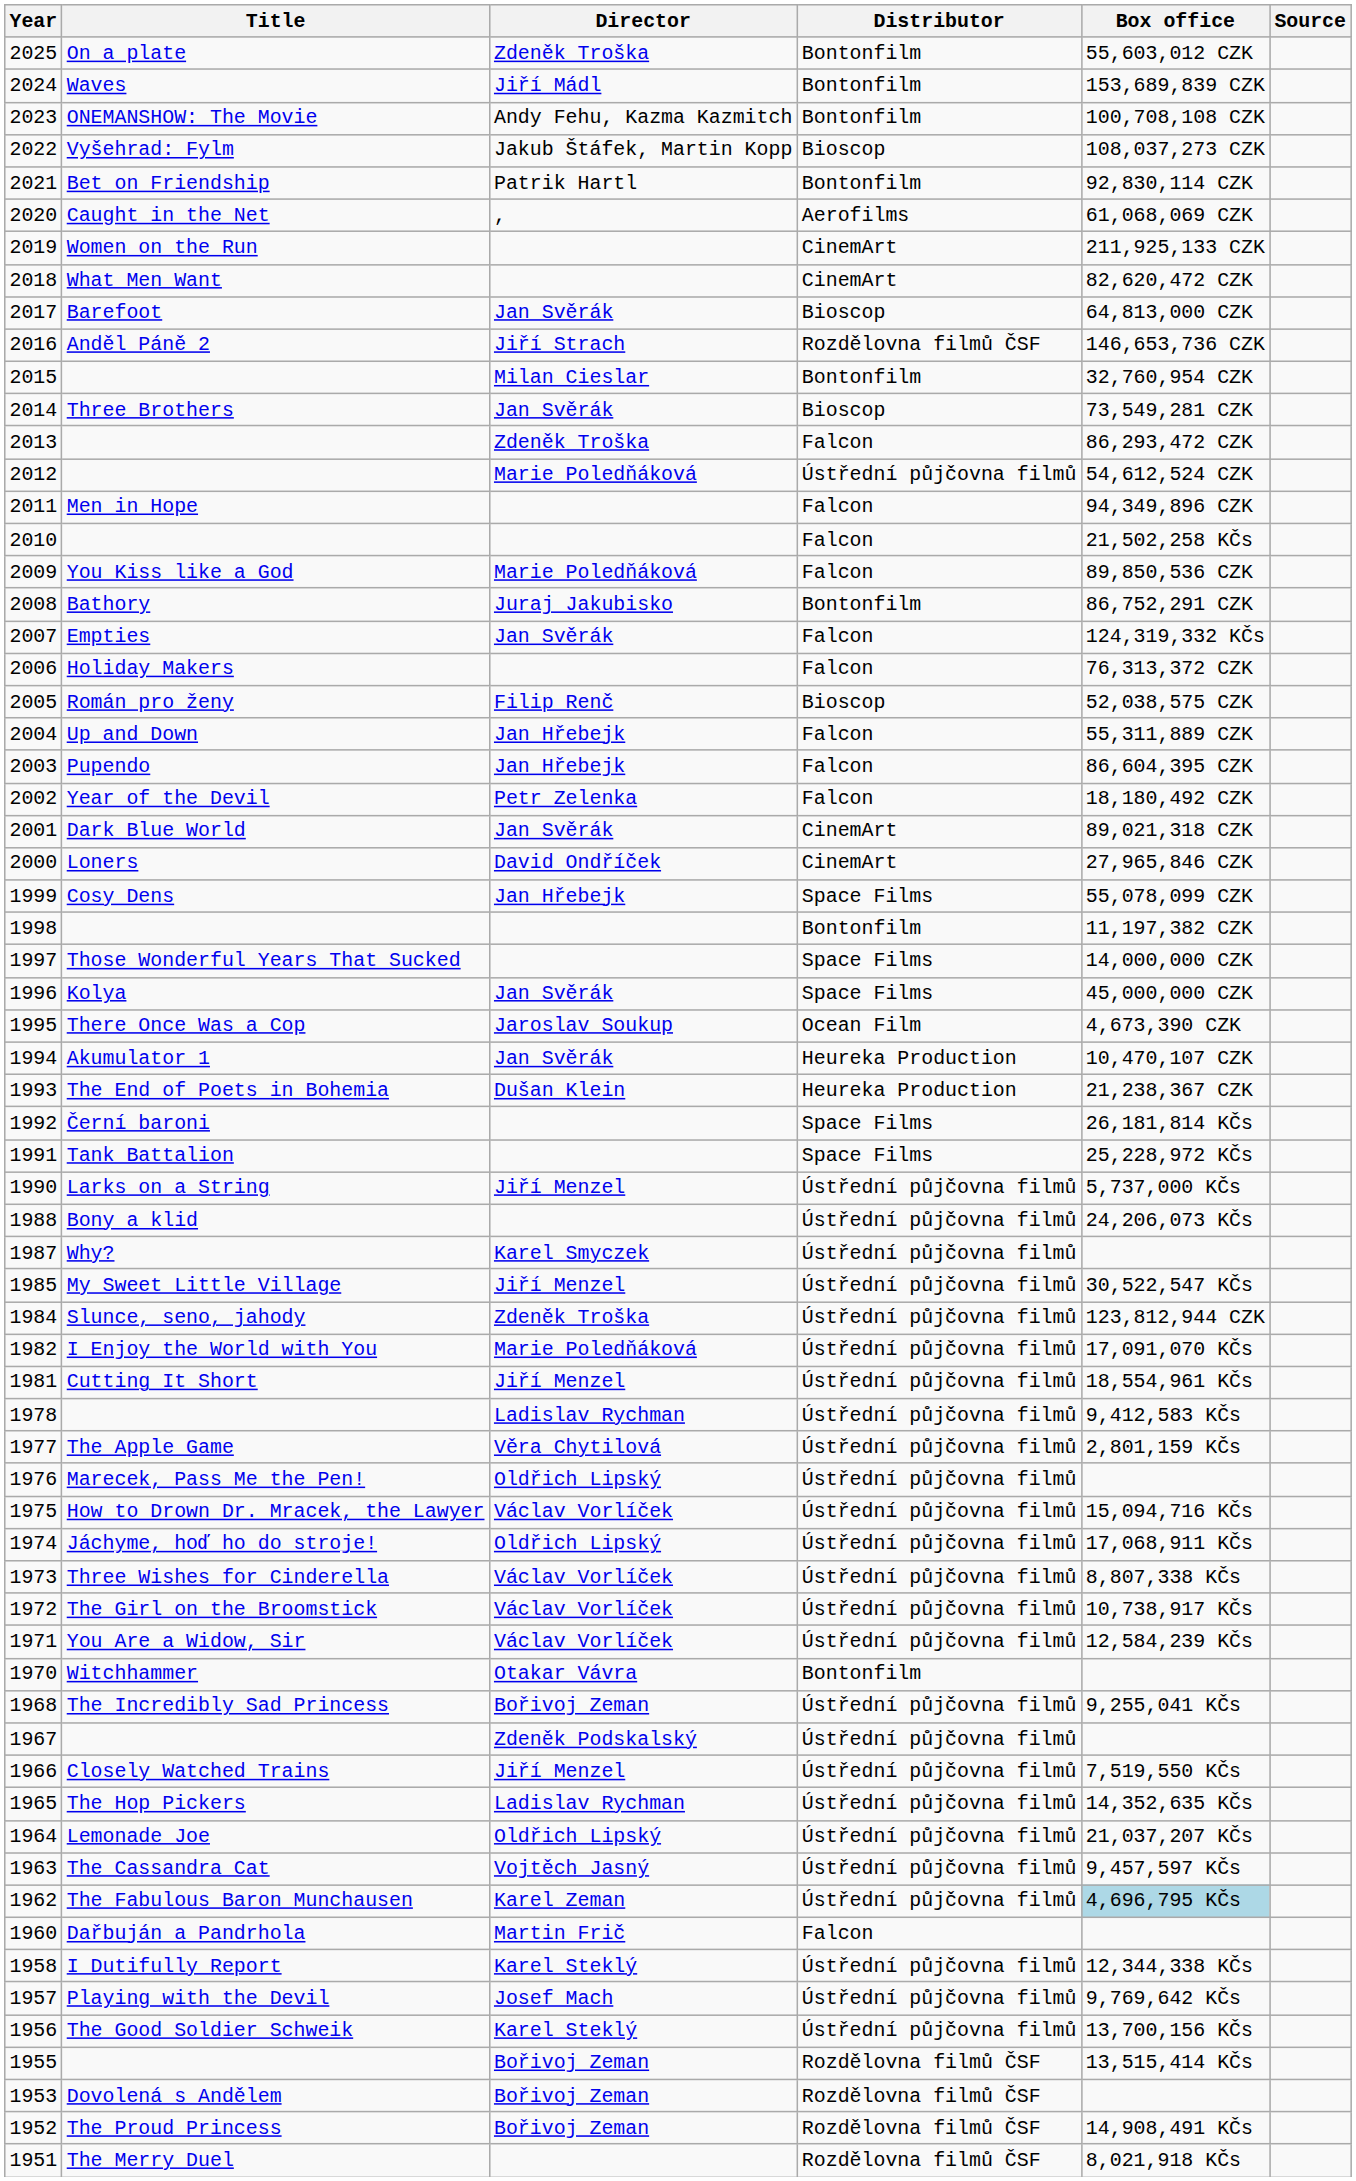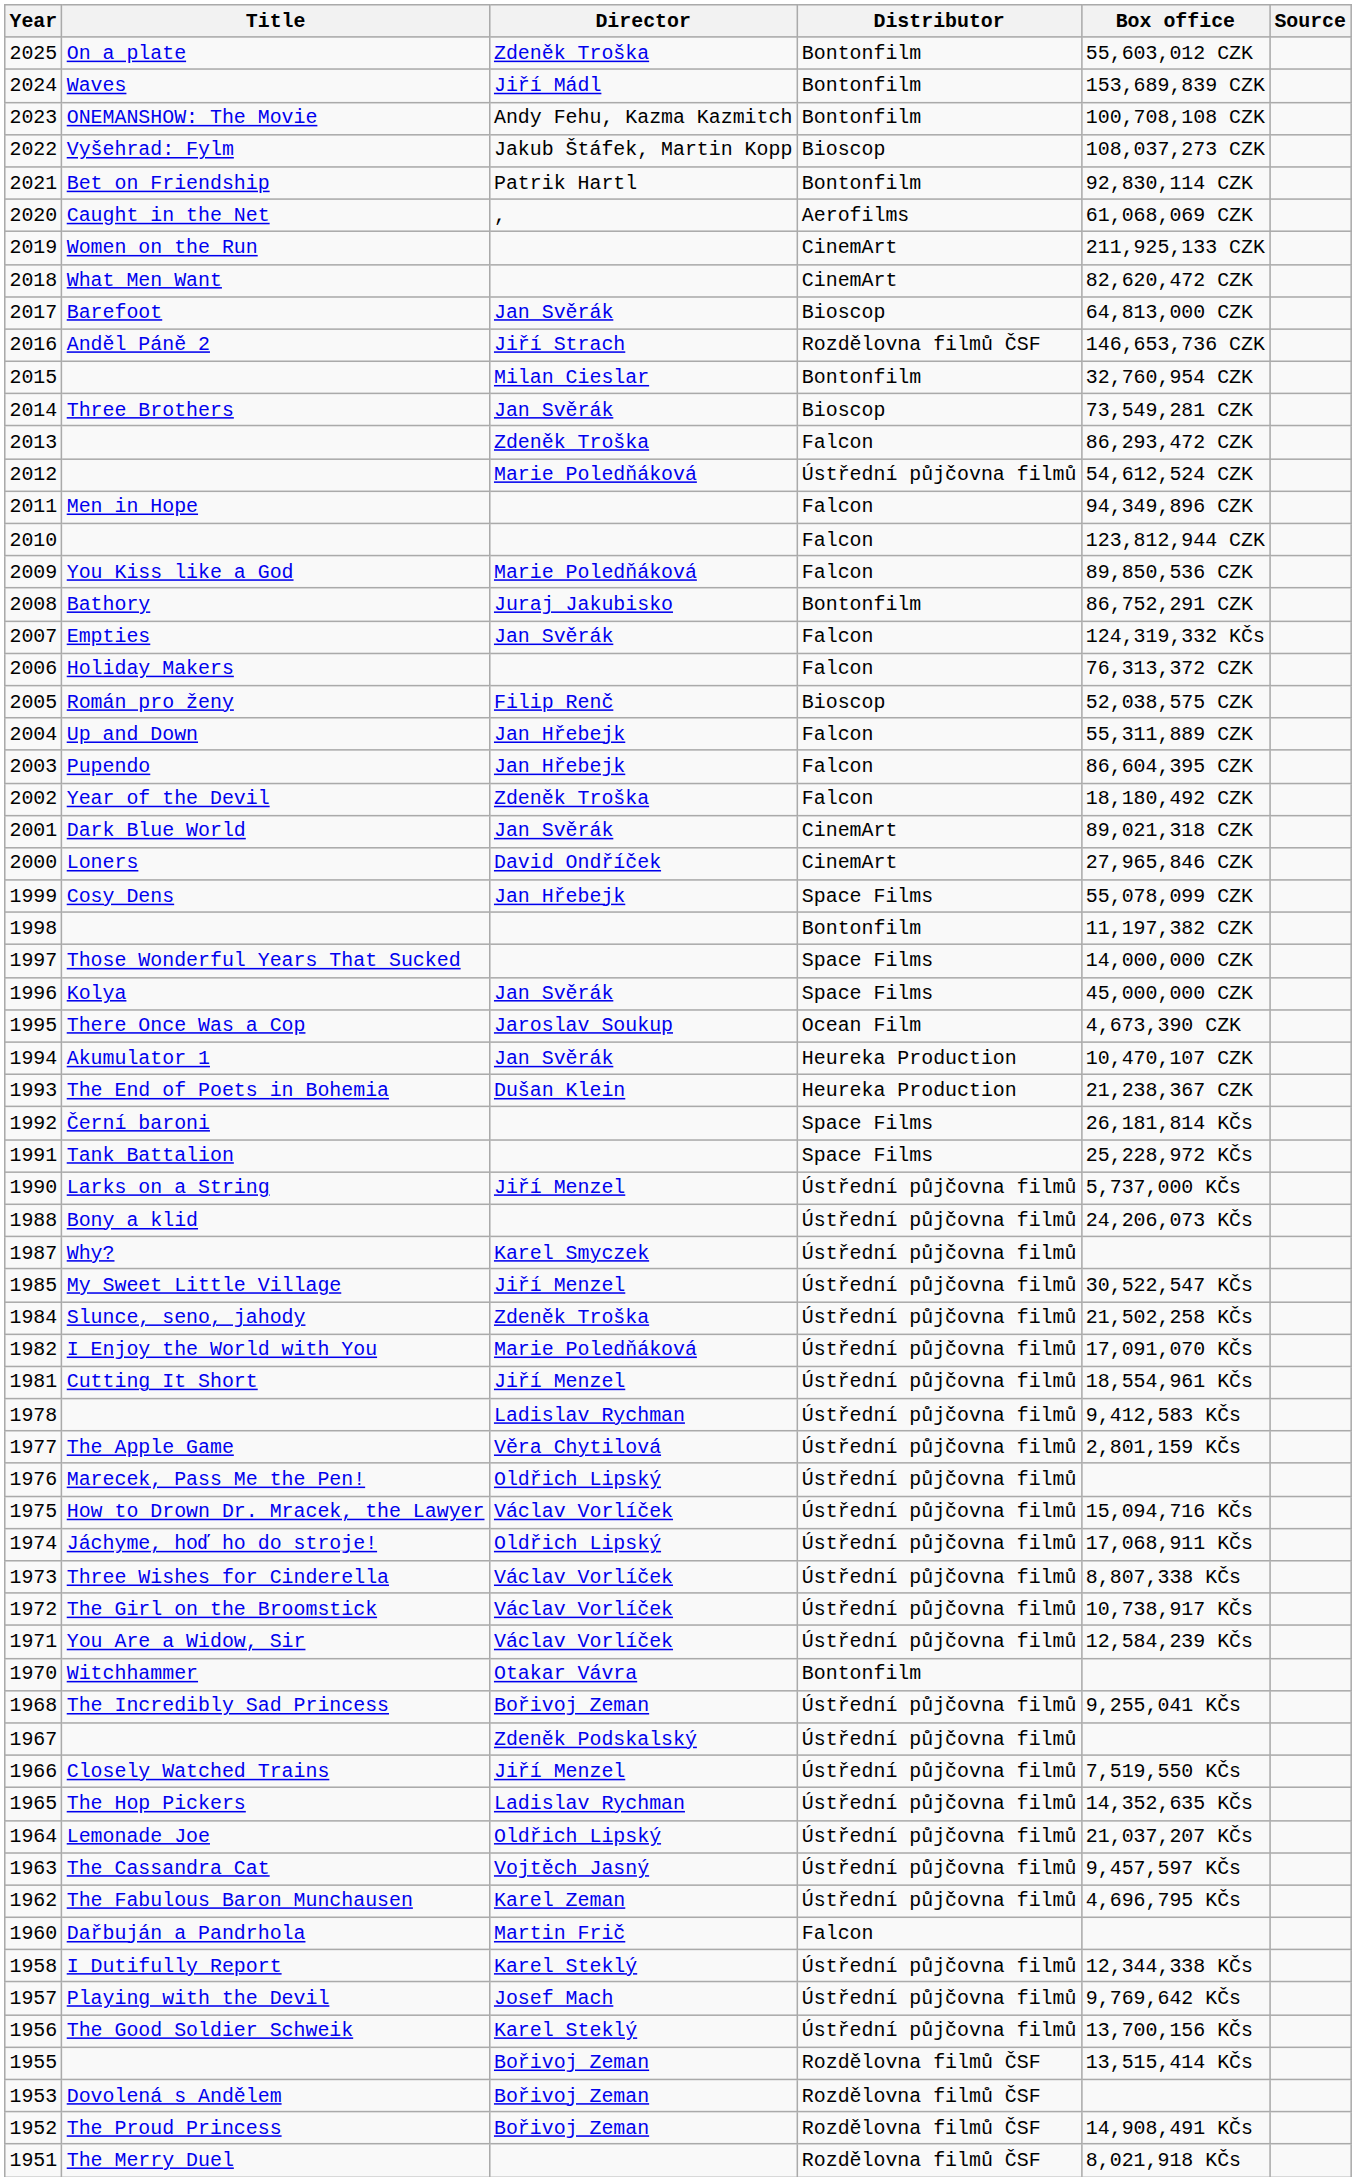(1169, 540) 21,502,258 KČs -> (1175, 540) 123,812,944 CZK
(566, 799) Petr Zelenka -> (572, 799) Zdeněk Troška
(1175, 1318) 123,812,944 CZK -> (1169, 1318) 21,502,258 KČs
(1163, 1901) lightblue background -> (1163, 1901) no background
